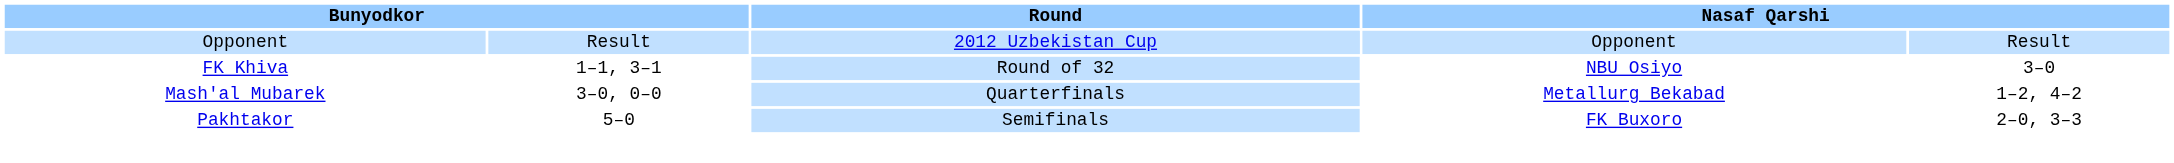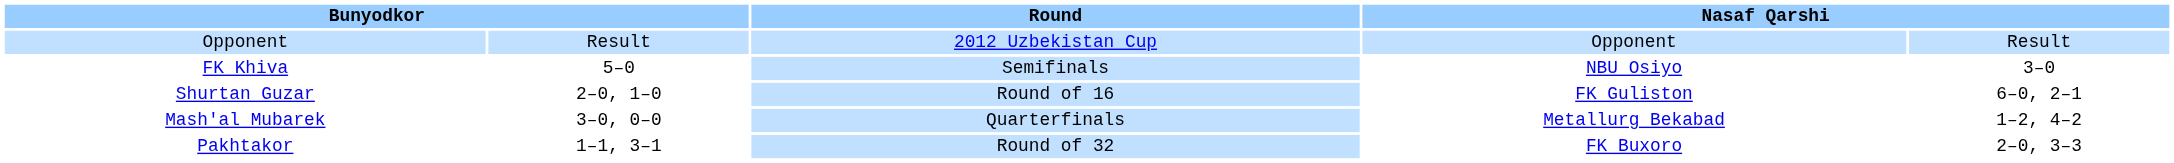(619, 68) 1–1, 3–1 -> (619, 68) 5–0
(1055, 68) Round of 32 -> (1055, 68) Semifinals
+ row: (245, 94)
(619, 121) 5–0 -> (619, 147) 1–1, 3–1
(1055, 121) Semifinals -> (1055, 147) Round of 32
